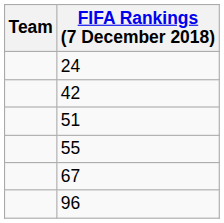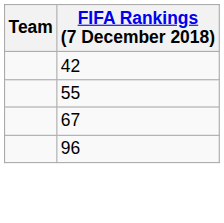- row: (71, 65)
- row: (71, 120)
